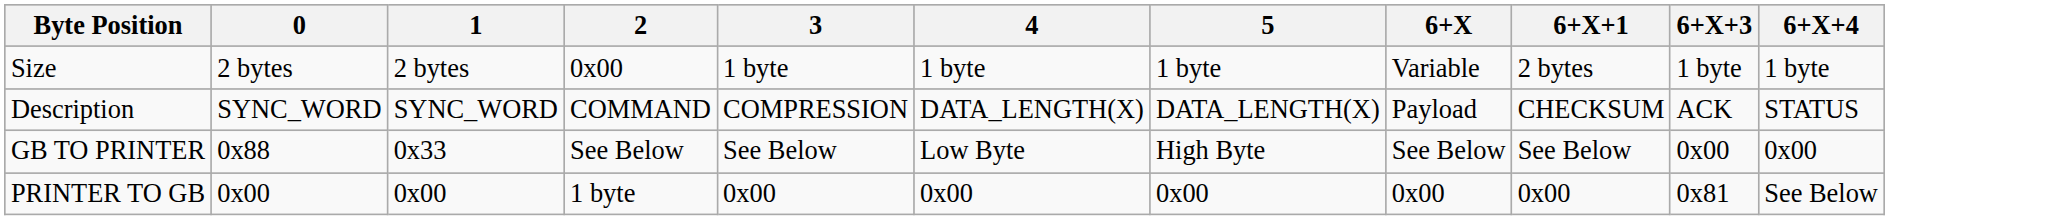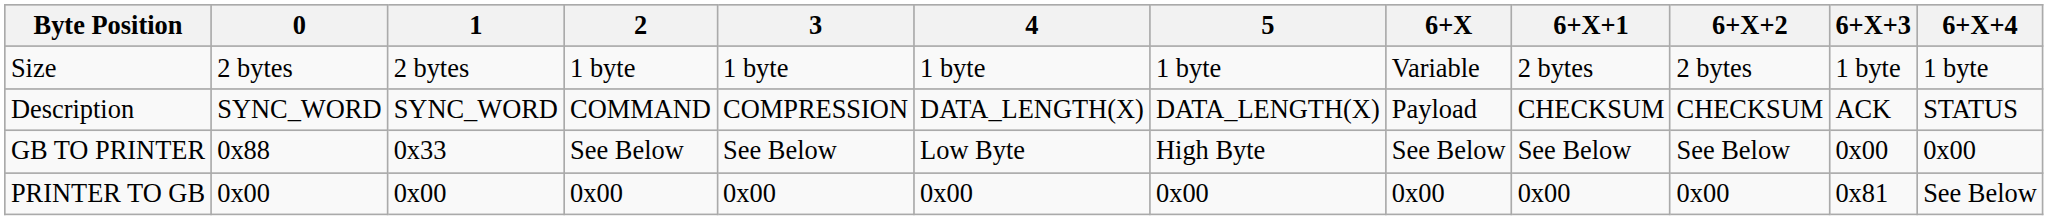+ column: (1750, 25)
(597, 67) 0x00 -> (603, 67) 1 byte
(603, 192) 1 byte -> (597, 192) 0x00
